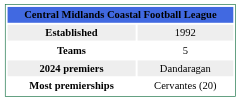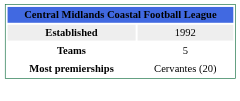- row: (71, 68)
